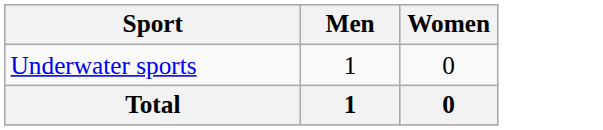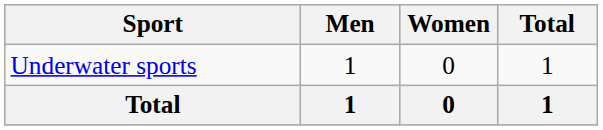+ column: (547, 24)
